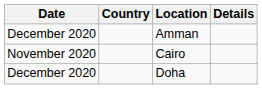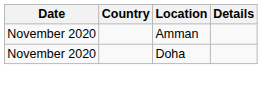(52, 34) December 2020 -> (52, 34) November 2020
- row: (170, 53)
(52, 73) December 2020 -> (52, 53) November 2020
